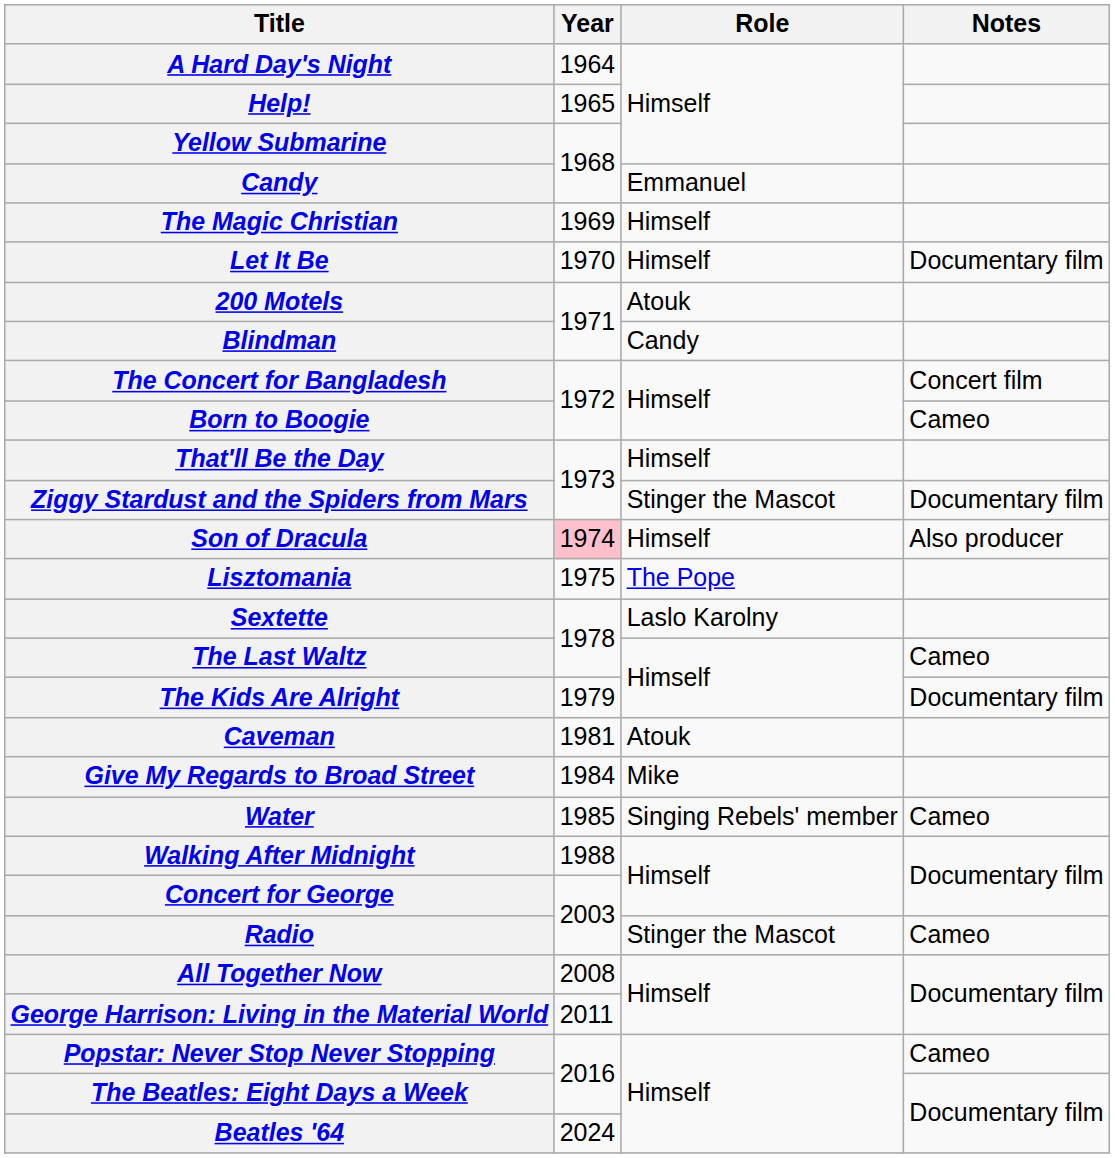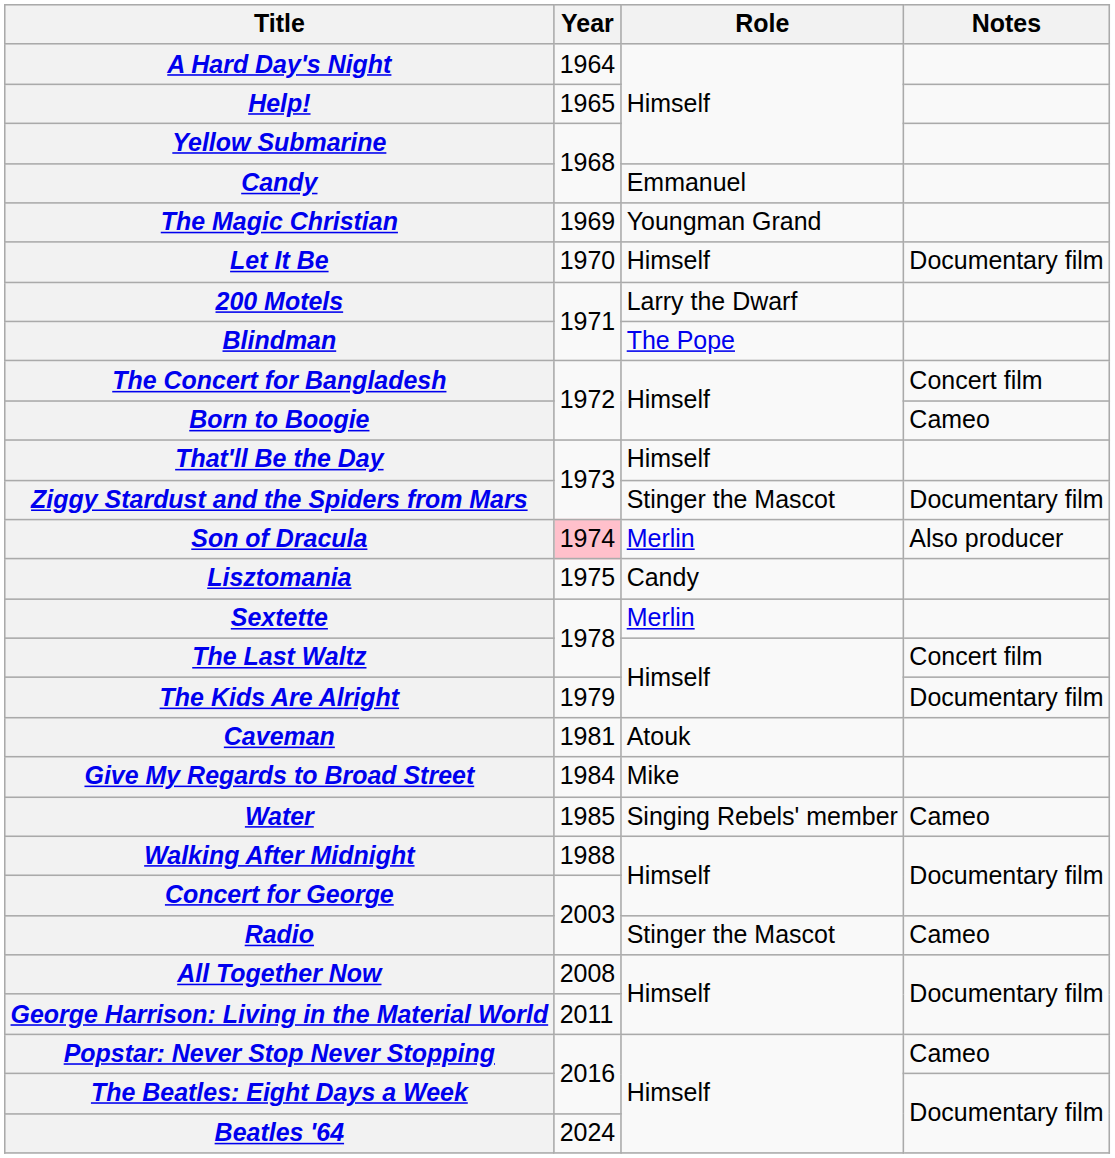(668, 222) Himself -> (724, 222) Youngman Grand
(659, 301) Atouk -> (712, 301) Larry the Dwarf
(663, 340) Candy -> (681, 340) The Pope
(668, 538) Himself -> (661, 538) Merlin
(681, 578) The Pope -> (663, 578) Candy
(702, 618) Laslo Karolny -> (661, 618) Merlin
(950, 657) Cameo -> (976, 657) Concert film
